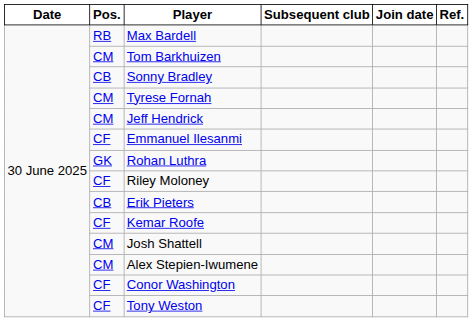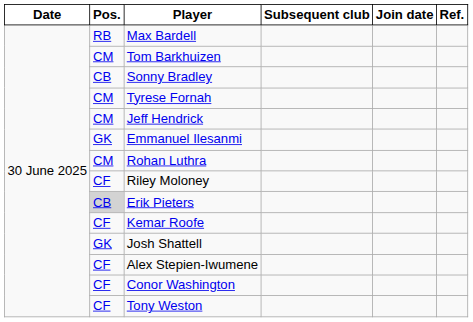(102, 139) CF -> (102, 139) GK
(102, 160) GK -> (103, 160) CM
(102, 202) no background -> (102, 202) lightgrey background
(103, 243) CM -> (102, 243) GK
(103, 264) CM -> (102, 264) CF
